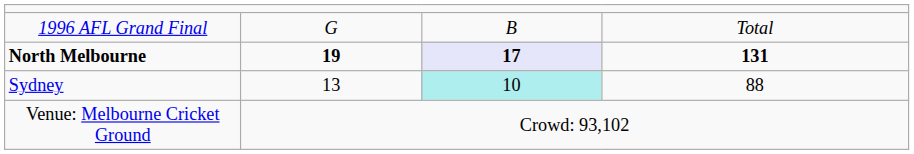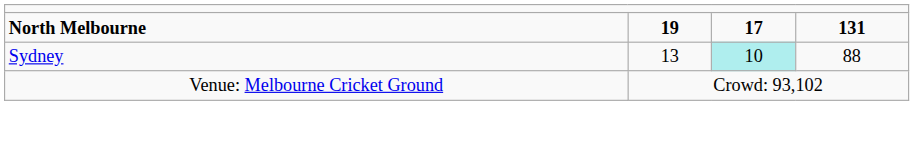- row: (123, 27)
(511, 56) lavender background -> (754, 27) no background
